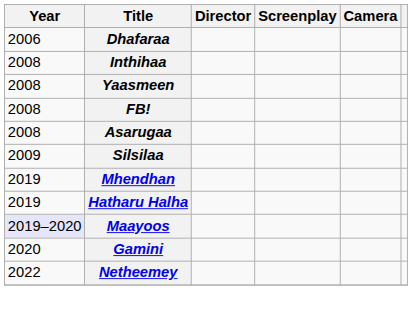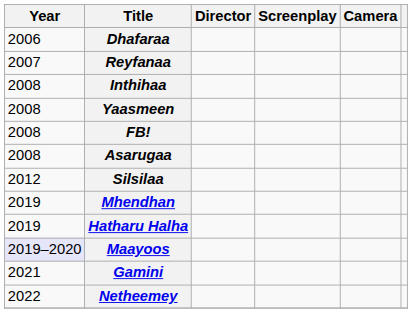+ row: (138, 62)
(24, 156) 2009 -> (24, 179) 2012
(24, 249) 2020 -> (24, 272) 2021
